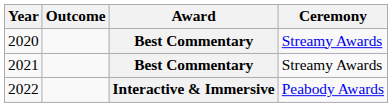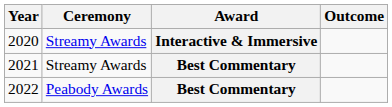columns swapped: (333, 16) <-> (76, 16)
(194, 41) Best Commentary -> (236, 41) Interactive & Immersive
(194, 89) Interactive & Immersive -> (236, 89) Best Commentary
